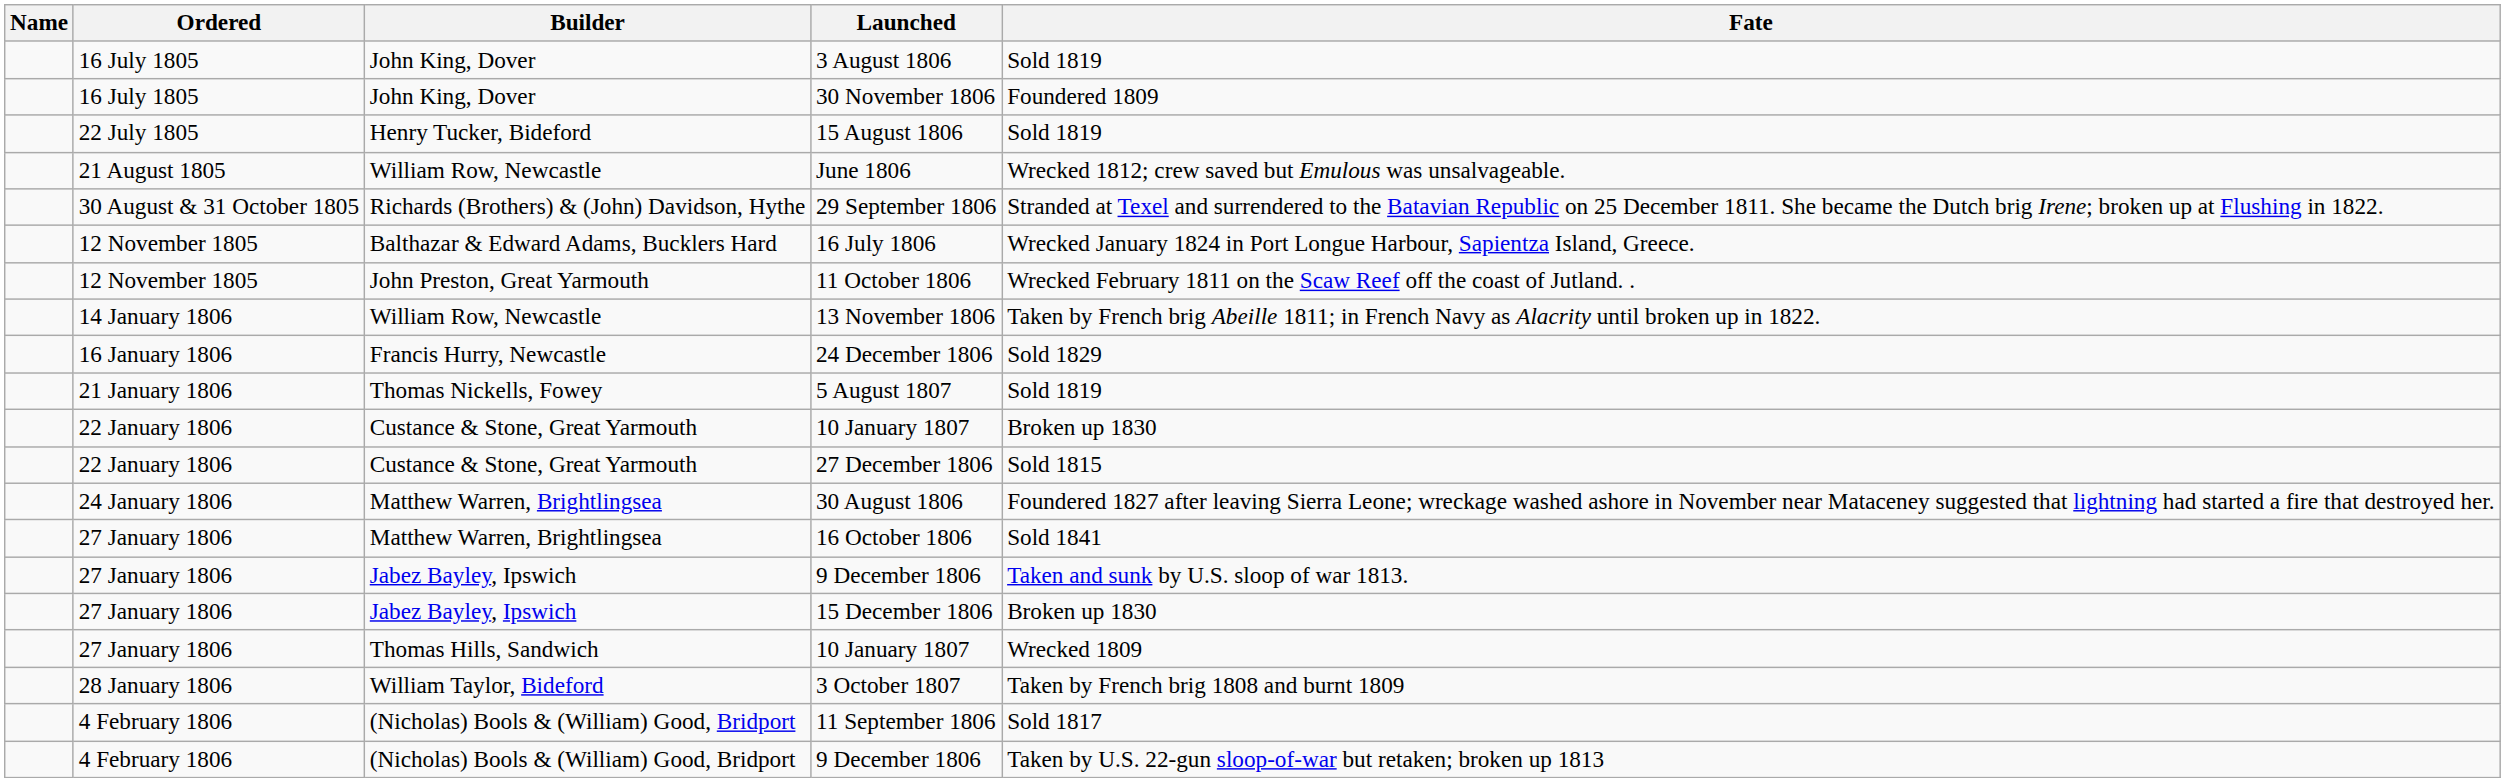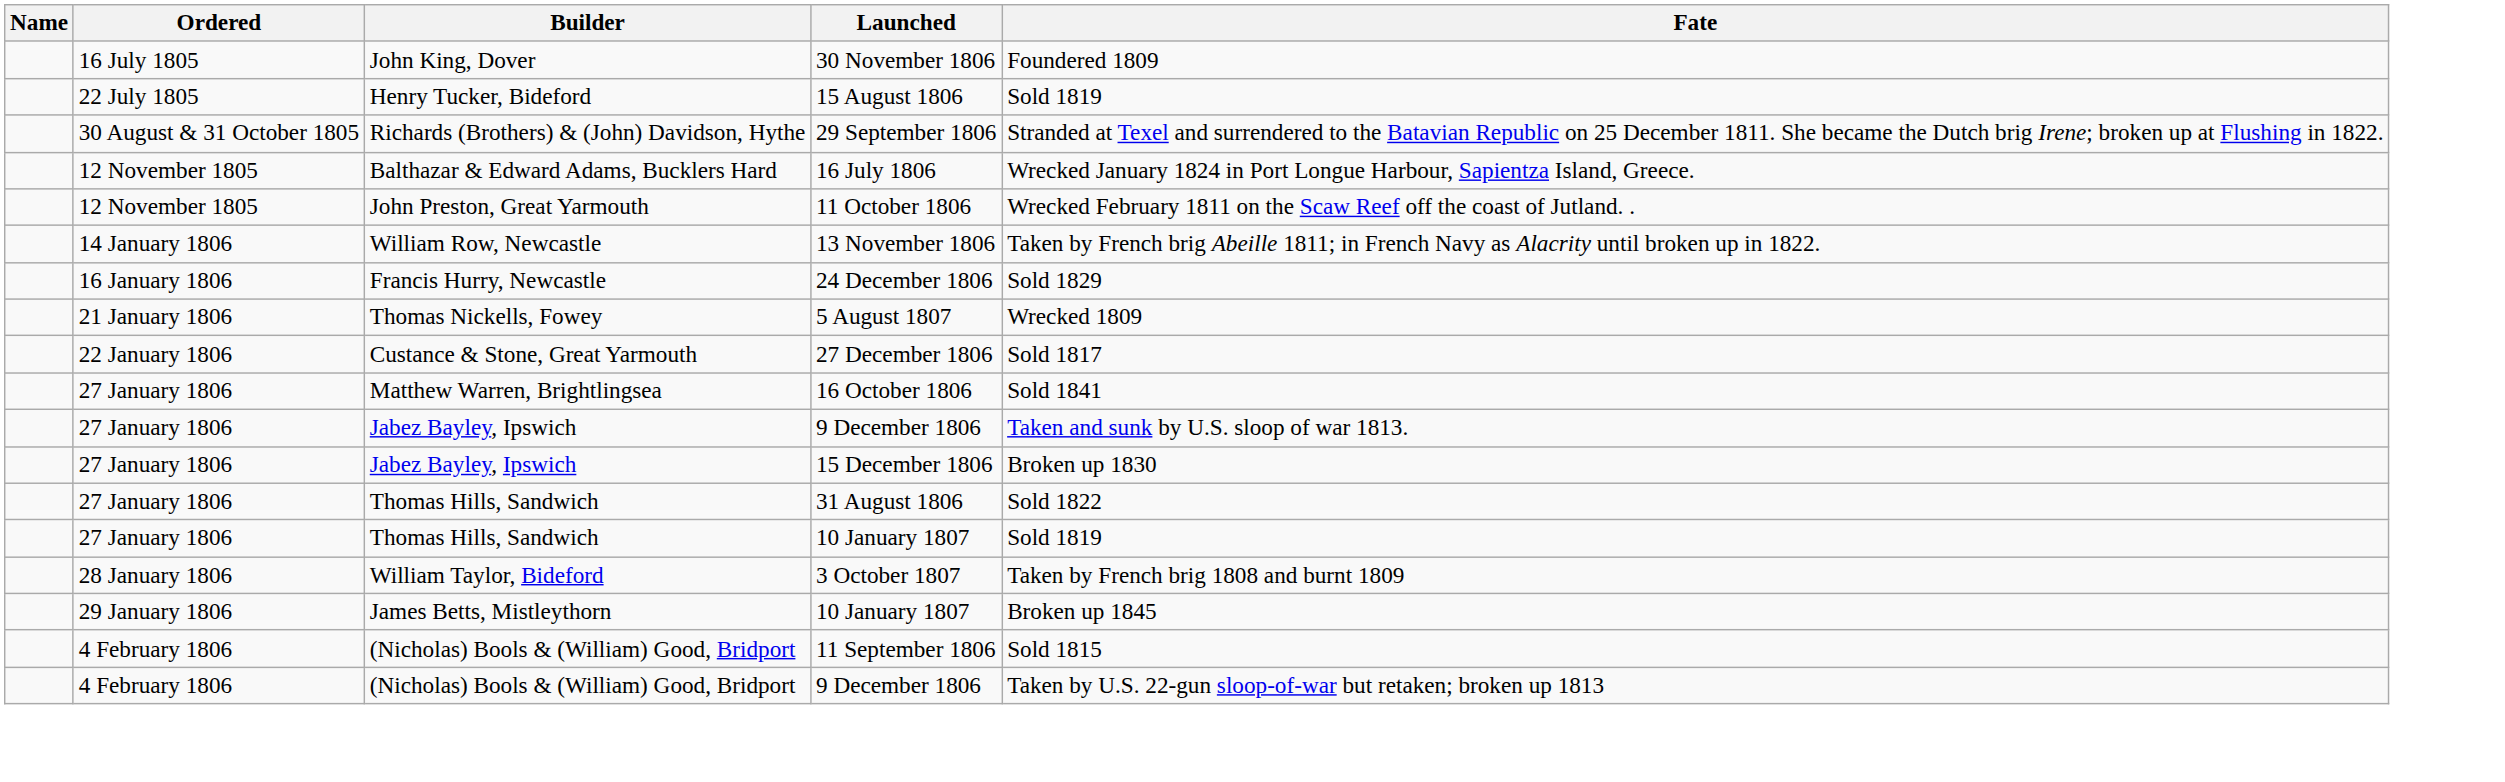- row: (453, 59)
- row: (485, 170)
(1055, 390) Sold 1819 -> (1075, 317) Wrecked 1809
- row: (533, 427)
(1055, 464) Sold 1815 -> (1055, 354) Sold 1817
- row: (516, 501)
+ row: (484, 501)
(1075, 648) Wrecked 1809 -> (1055, 538) Sold 1819
+ row: (491, 611)
(1055, 721) Sold 1817 -> (1055, 648) Sold 1815
